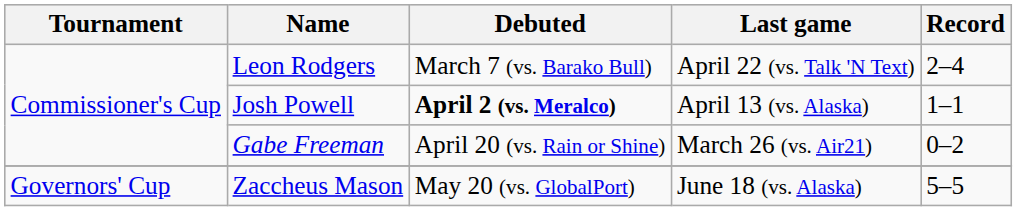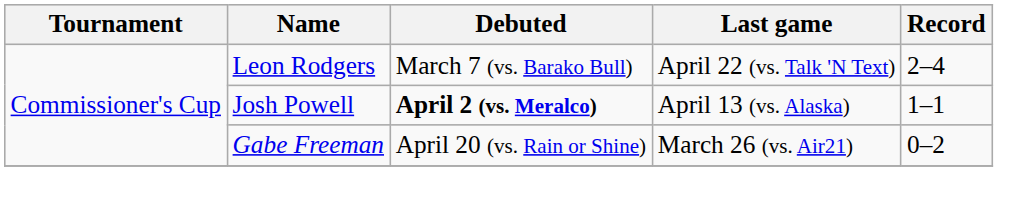- row: (318, 184)
